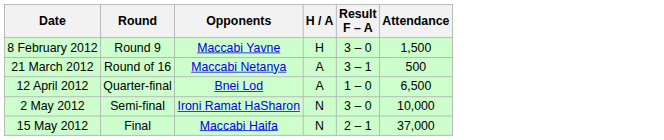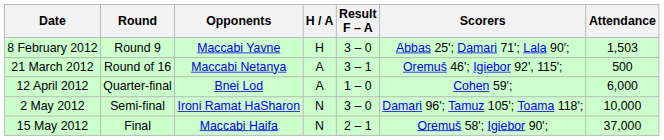+ column: (483, 21)
(416, 47) 1,500 -> (622, 47) 1,503
(416, 86) 6,500 -> (622, 86) 6,000
